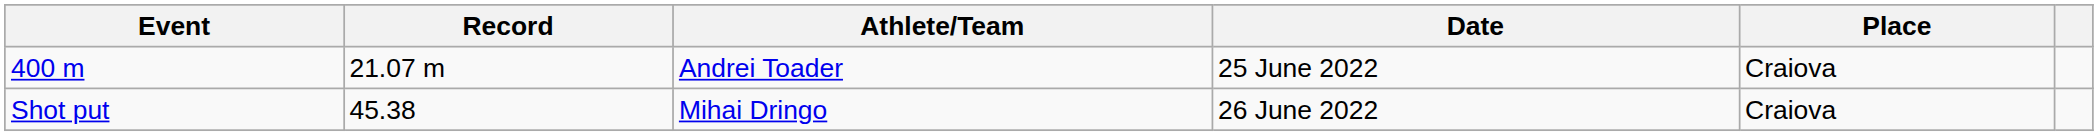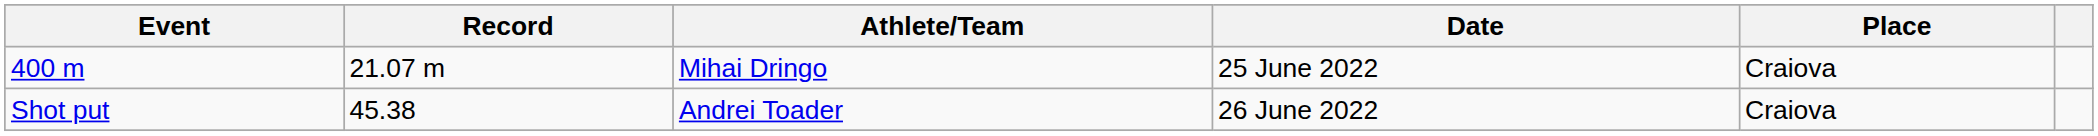(761, 68) Andrei Toader -> (753, 68) Mihai Dringo
(753, 110) Mihai Dringo -> (761, 110) Andrei Toader
